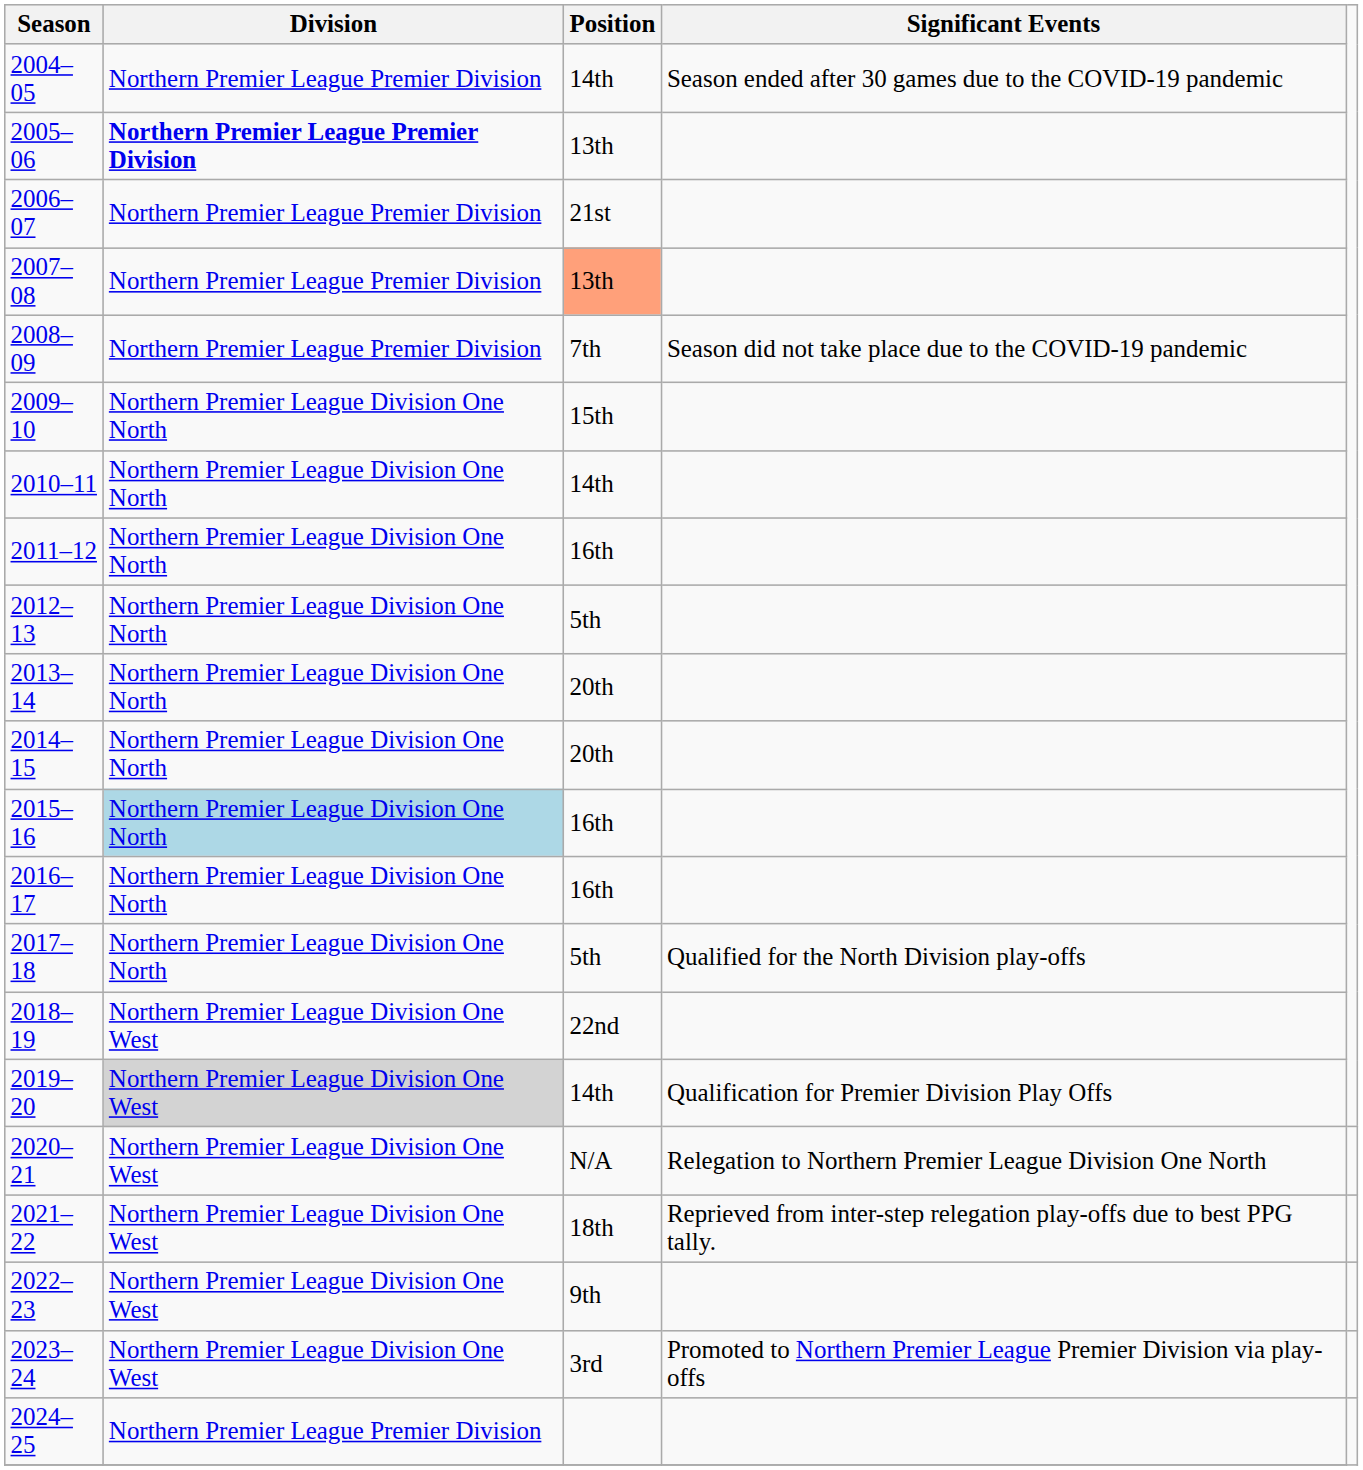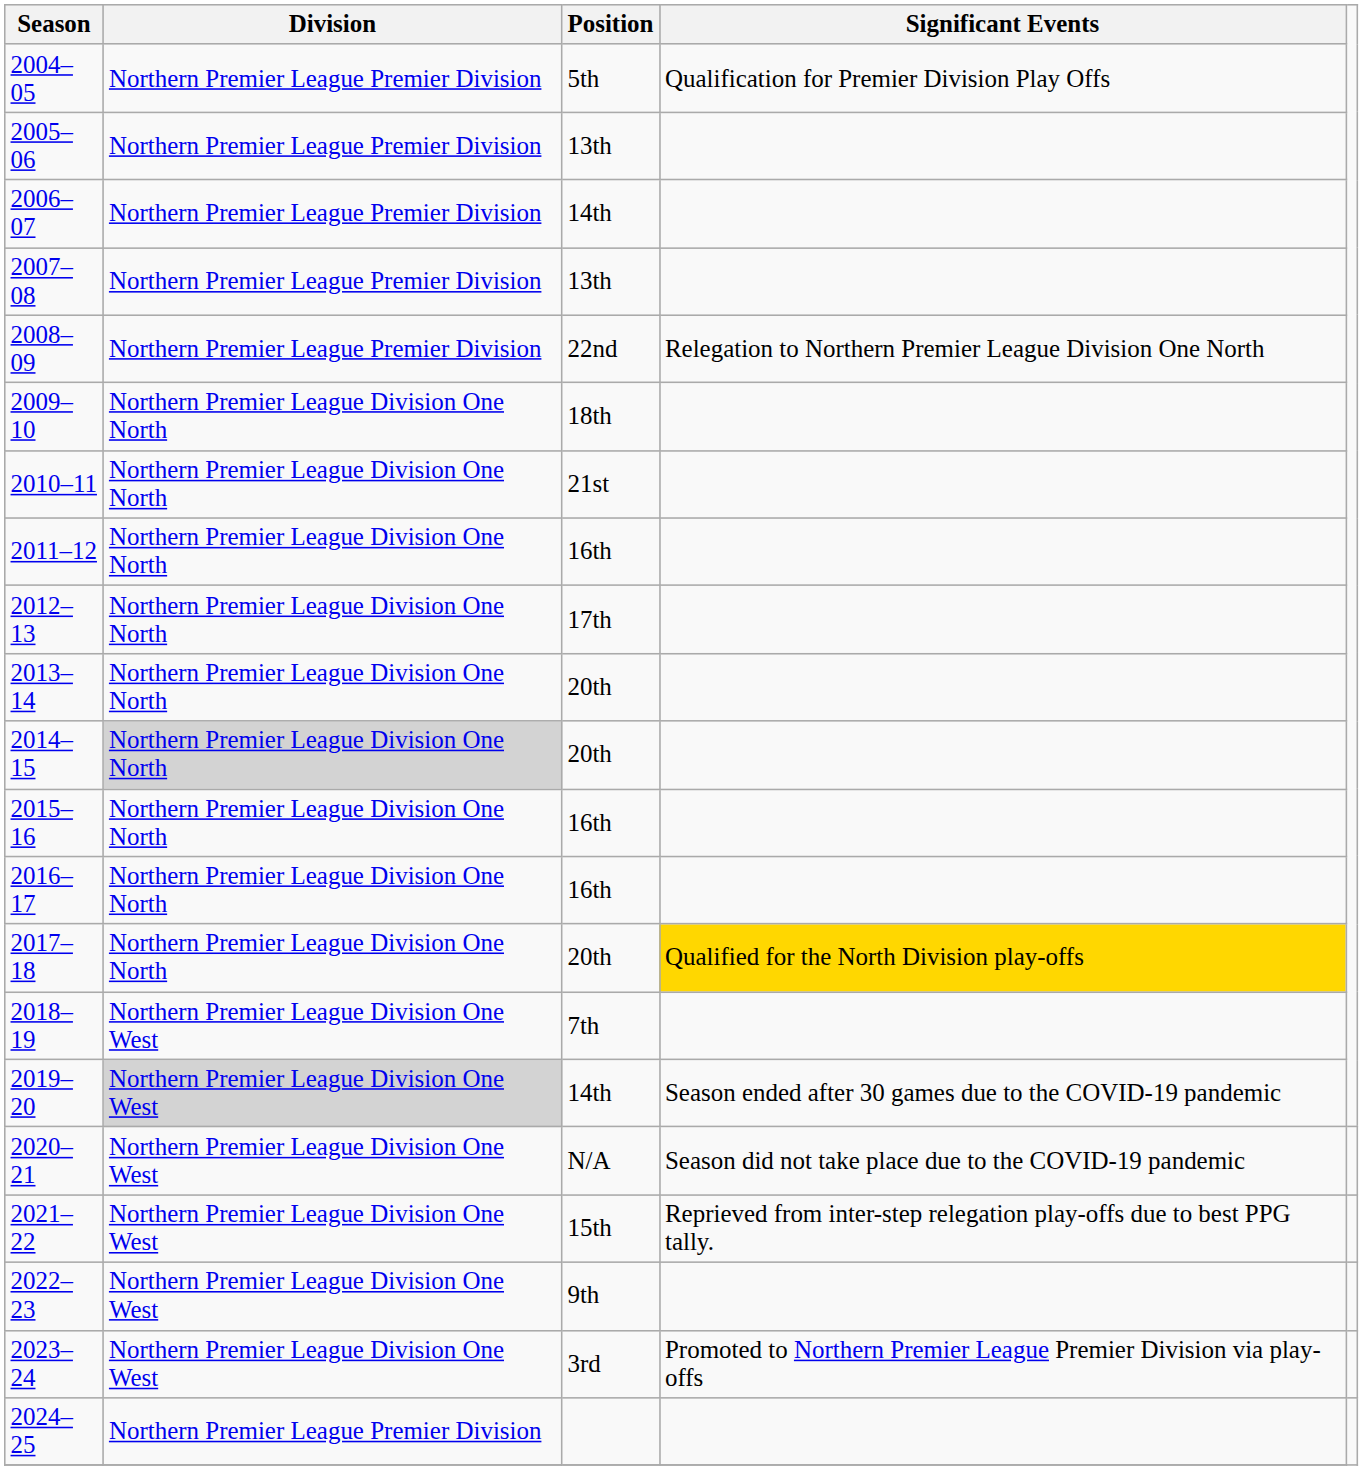(592, 77) 14th -> (583, 77) 5th
(975, 77) Season ended after 30 games due to the COVID-19 pandemic -> (888, 77) Qualification for Premier Division Play Offs
(294, 145) bold -> (325, 145) normal
(590, 213) 21st -> (590, 213) 14th
(592, 280) lightsalmon background -> (590, 280) no background
(585, 348) 7th -> (592, 348) 22nd
(957, 348) Season did not take place due to the COVID-19 pandemic -> (965, 348) Relegation to Northern Premier League Division One North
(592, 416) 15th -> (590, 416) 18th
(592, 483) 14th -> (588, 483) 21st
(585, 619) 5th -> (590, 619) 17th
(306, 754) no background -> (306, 754) lightgrey background
(306, 822) lightblue background -> (306, 822) no background
(585, 957) 5th -> (590, 957) 20th
(876, 957) no background -> (874, 957) gold background
(594, 1025) 22nd -> (583, 1025) 7th
(890, 1092) Qualification for Premier Division Play Offs -> (973, 1092) Season ended after 30 games due to the COVID-19 pandemic
(967, 1160) Relegation to Northern Premier League Division One North -> (955, 1160) Season did not take place due to the COVID-19 pandemic
(592, 1228) 18th -> (590, 1228) 15th
